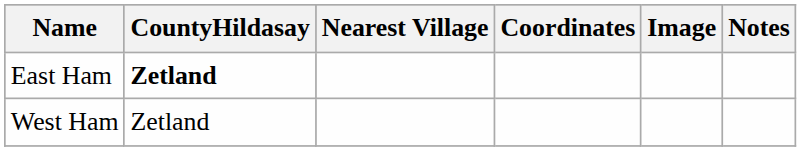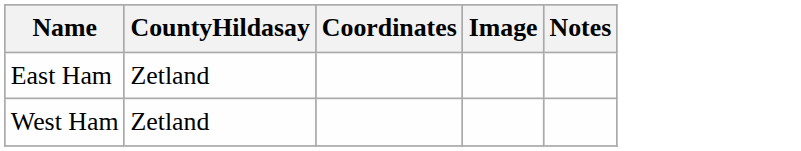- column: (405, 27)
(174, 74) bold -> (170, 74) normal
